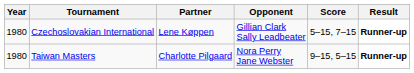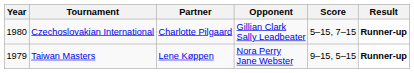(186, 32) Lene Køppen -> (195, 32) Charlotte Pilgaard
(17, 56) 1980 -> (17, 56) 1979
(195, 56) Charlotte Pilgaard -> (186, 56) Lene Køppen
